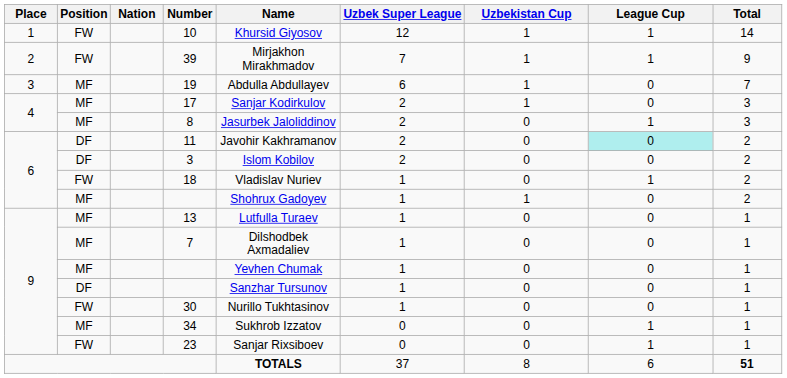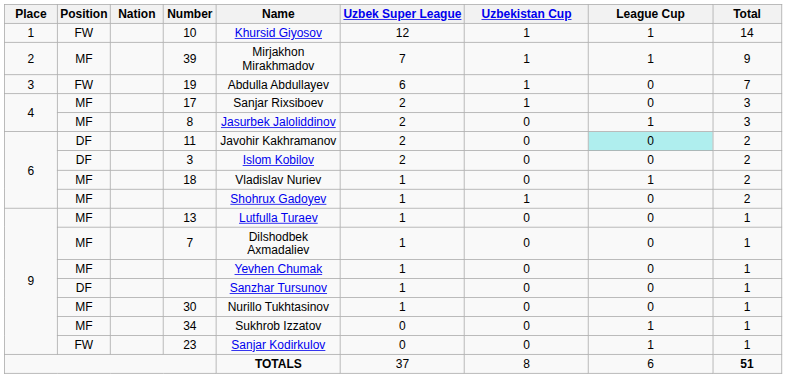(84, 59) FW -> (84, 59) MF
(84, 85) MF -> (84, 85) FW
(278, 104) Sanjar Kodirkulov -> (278, 104) Sanjar Rixsiboev
(84, 180) FW -> (84, 180) MF
(84, 307) FW -> (84, 307) MF
(278, 345) Sanjar Rixsiboev -> (278, 345) Sanjar Kodirkulov
